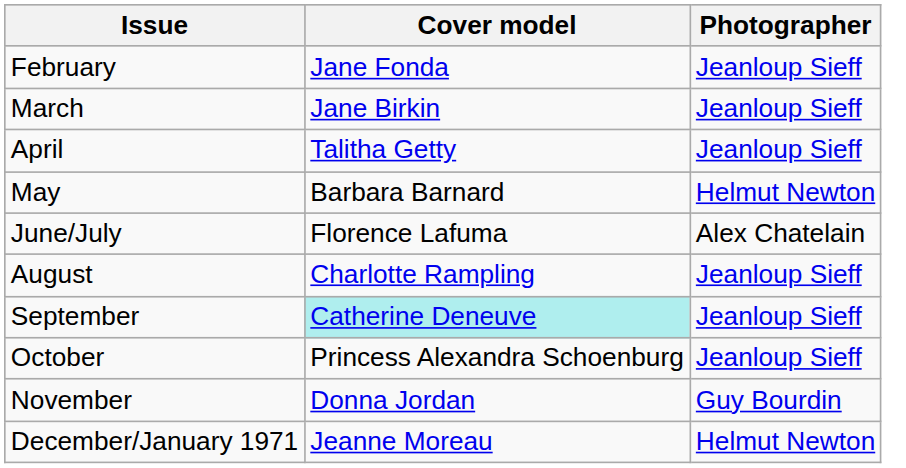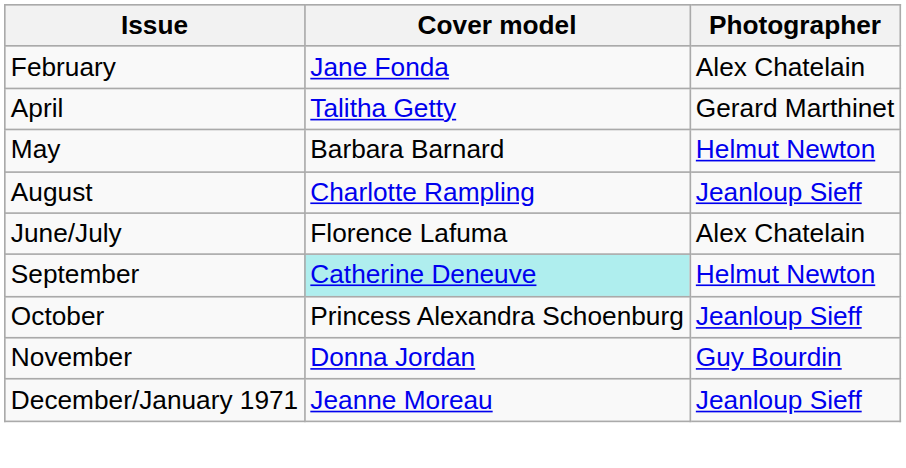(779, 66) Jeanloup Sieff -> (780, 66) Alex Chatelain
- row: (47, 108)
(779, 150) Jeanloup Sieff -> (795, 108) Gerard Marthinet
rows swapped: (66, 233) <-> (52, 274)
(779, 316) Jeanloup Sieff -> (786, 274) Helmut Newton
(786, 441) Helmut Newton -> (779, 399) Jeanloup Sieff
